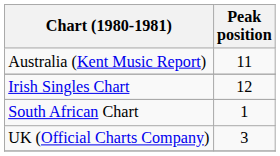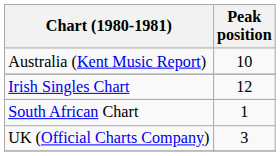(244, 61) 11 -> (244, 61) 10
